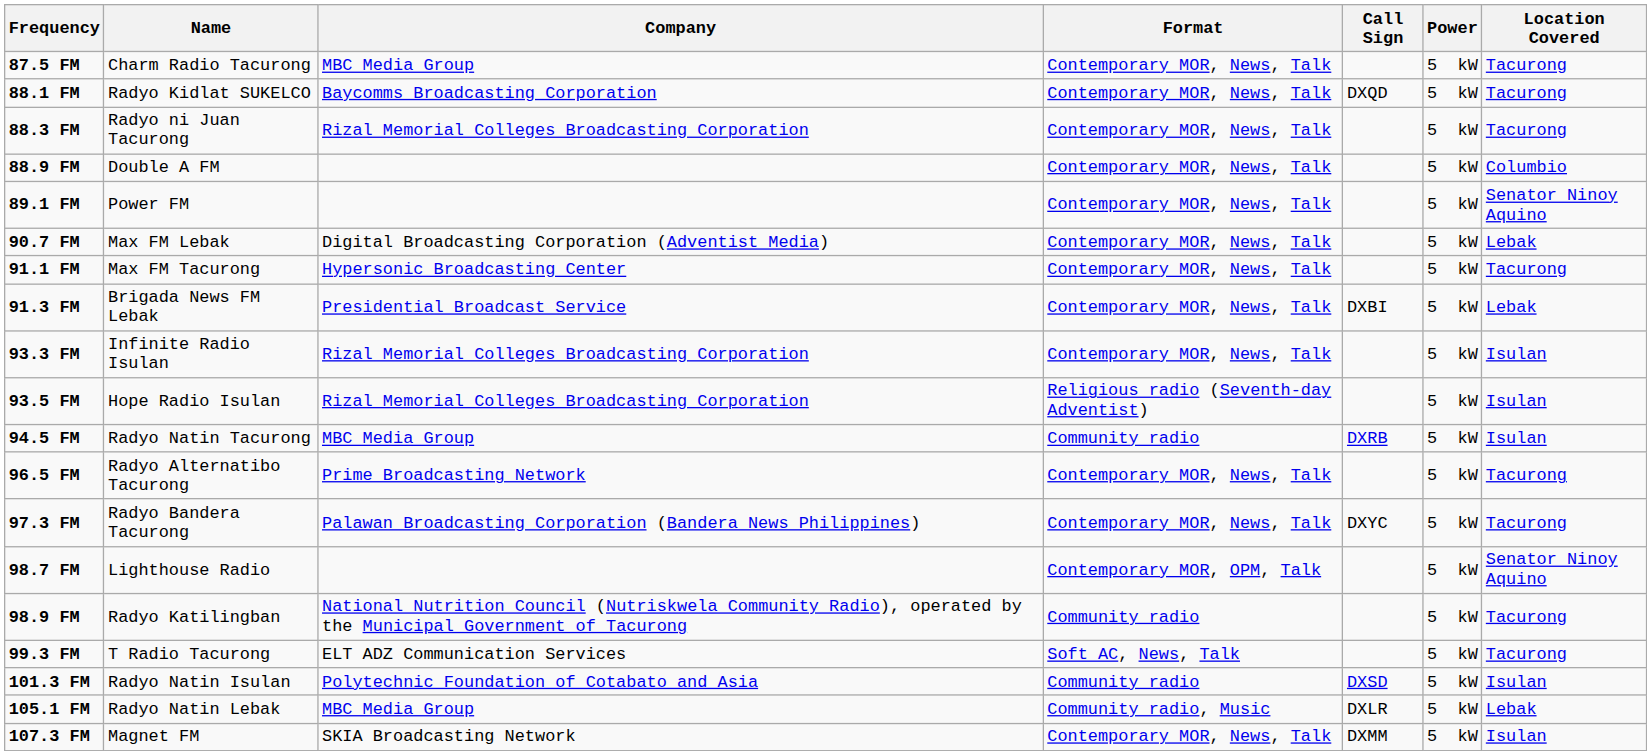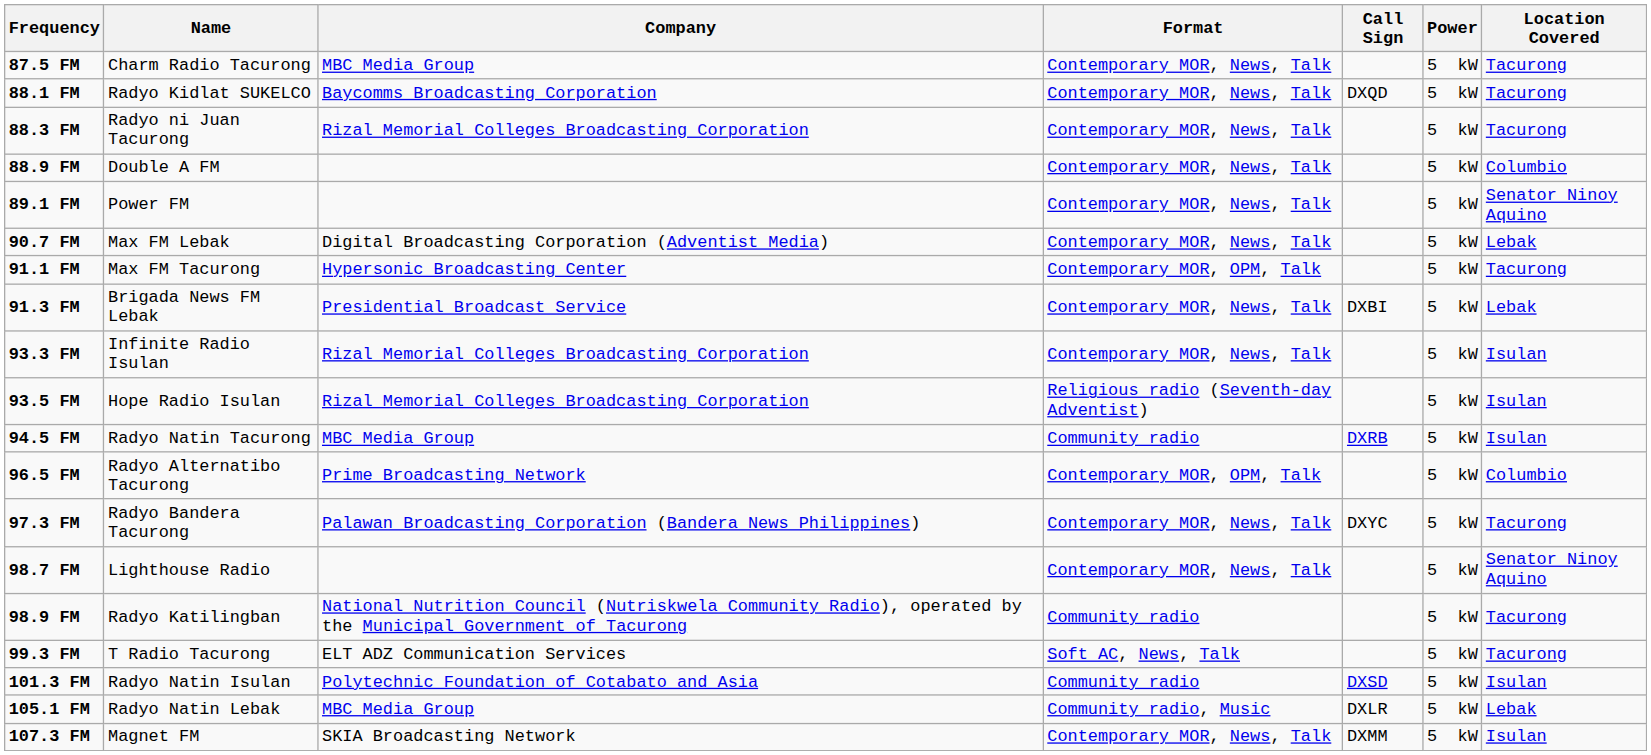(1189, 270) Contemporary MOR, News, Talk -> (1184, 270) Contemporary MOR, OPM, Talk
(1189, 476) Contemporary MOR, News, Talk -> (1184, 476) Contemporary MOR, OPM, Talk
(1526, 476) Tacurong -> (1526, 476) Columbio
(1184, 570) Contemporary MOR, OPM, Talk -> (1189, 570) Contemporary MOR, News, Talk
